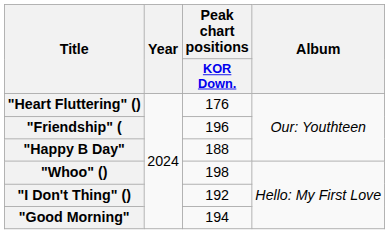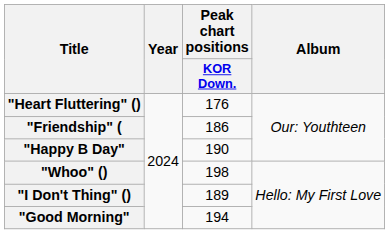(217, 127) 196 -> (217, 127) 186
(217, 150) 188 -> (217, 150) 190
(217, 195) 192 -> (217, 195) 189
